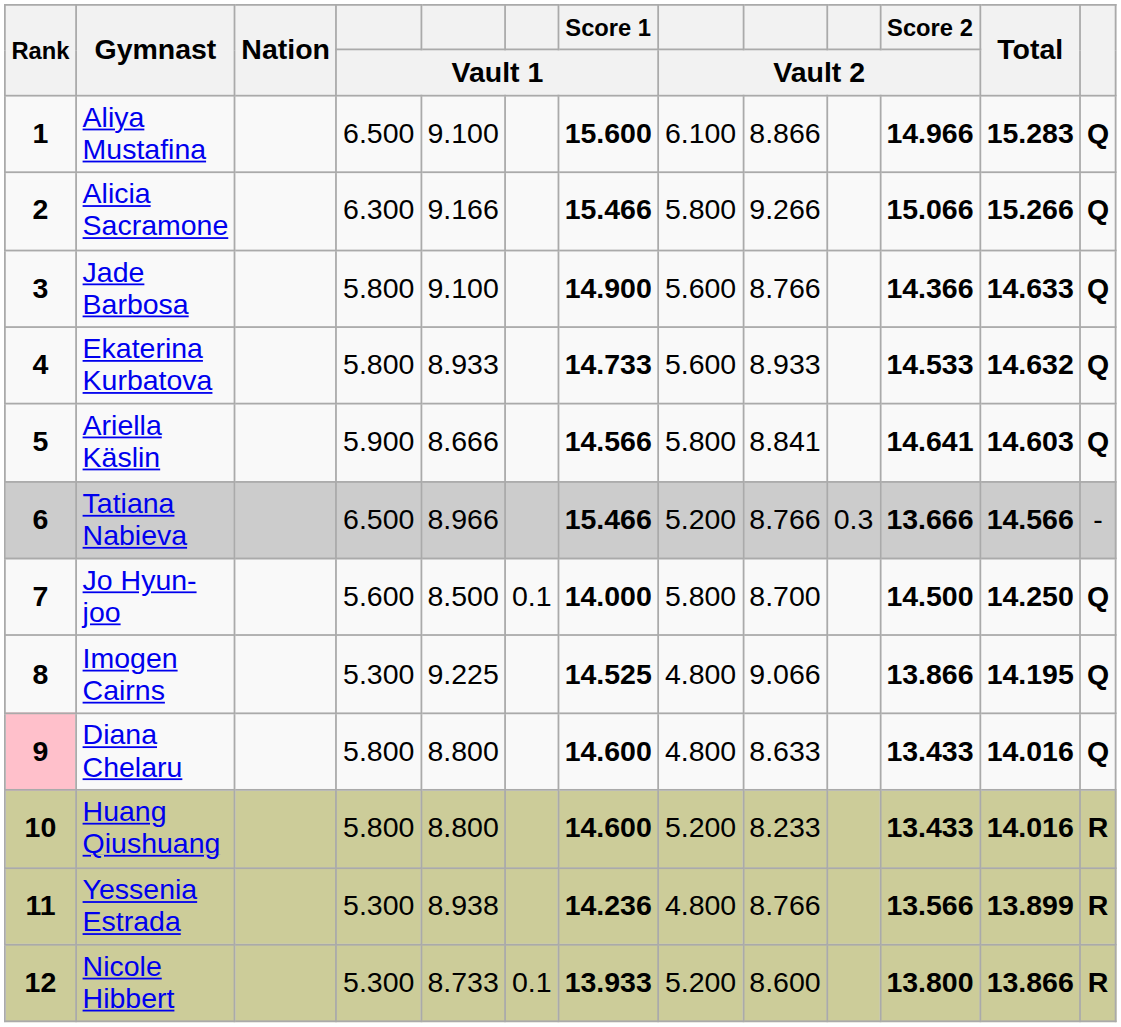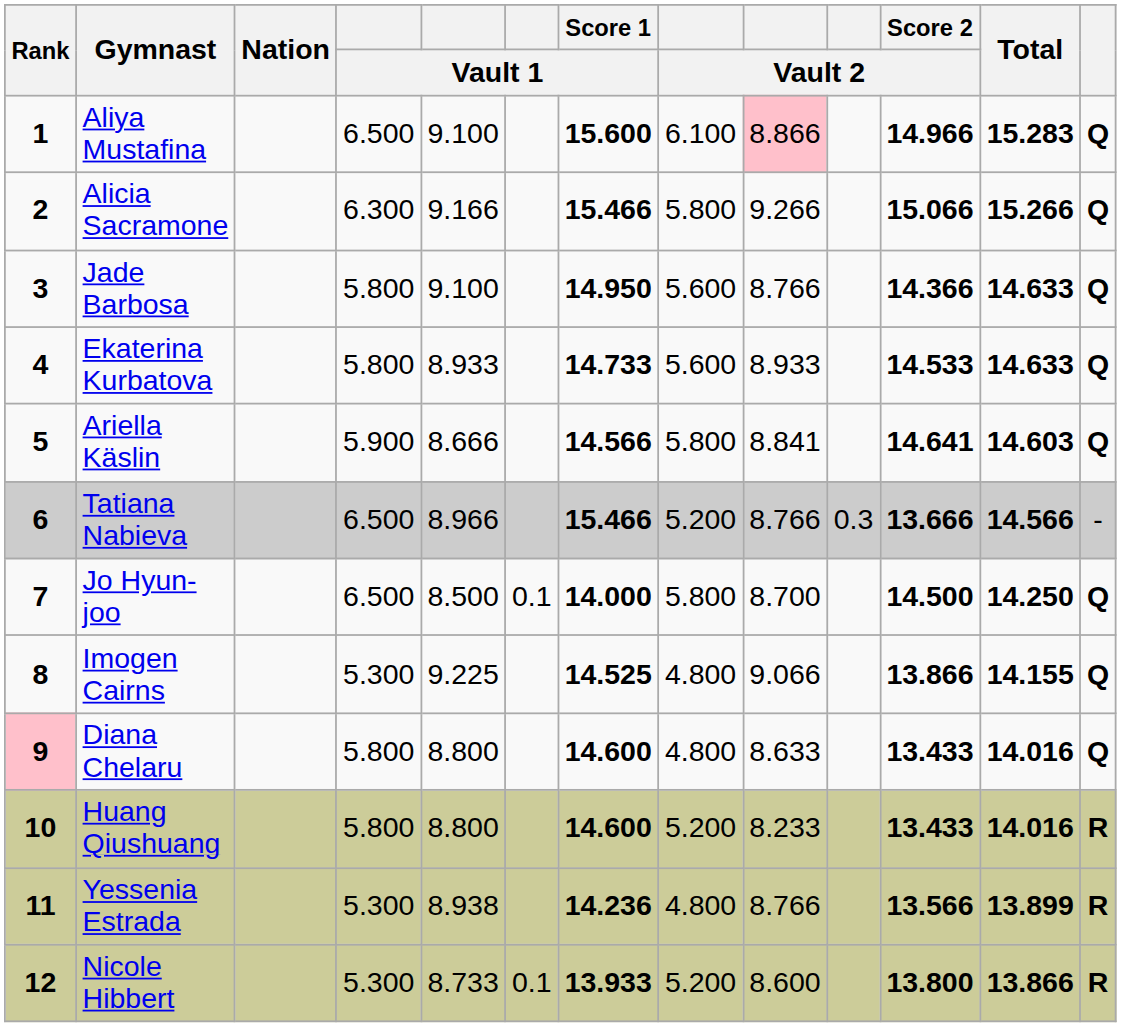(785, 133) no background -> (785, 133) pink background
(608, 287) 14.900 -> (608, 287) 14.950
(1030, 365) 14.632 -> (1030, 365) 14.633
(379, 596) 5.600 -> (379, 596) 6.500
(1030, 673) 14.195 -> (1030, 673) 14.155
